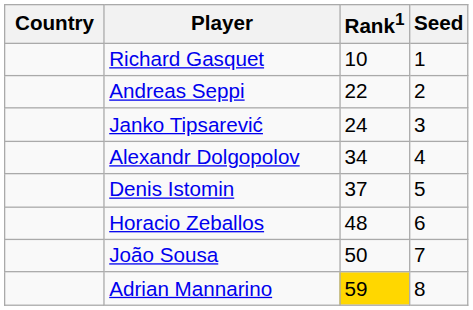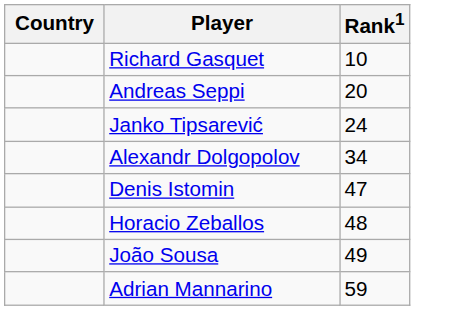- column: (439, 23)
(356, 91) 22 -> (356, 91) 20
(356, 190) 37 -> (356, 190) 47
(356, 255) 50 -> (356, 255) 49
(356, 288) gold background -> (356, 288) no background
